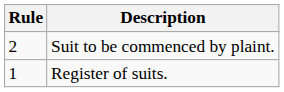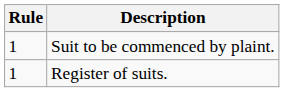(13, 45) 2 -> (13, 45) 1
